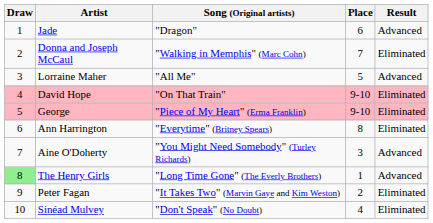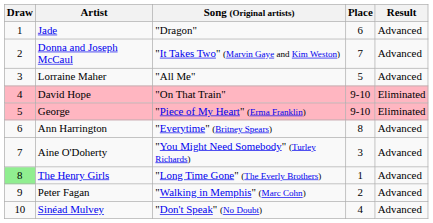(231, 53) "Walking in Memphis" (Marc Cohn) -> (248, 53) "It Takes Two" (Marvin Gaye and Kim Weston)
(402, 53) Eliminated -> (400, 53) Advanced
(402, 128) Eliminated -> (400, 128) Advanced
(248, 192) "It Takes Two" (Marvin Gaye and Kim Weston) -> (231, 192) "Walking in Memphis" (Marc Cohn)
(402, 192) Eliminated -> (400, 192) Advanced
(402, 210) Eliminated -> (400, 210) Advanced
